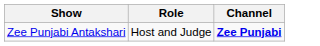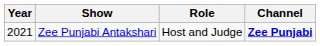+ column: (20, 13)
